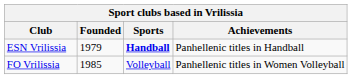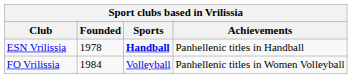(91, 47) 1979 -> (91, 47) 1978
(91, 64) 1985 -> (91, 64) 1984
